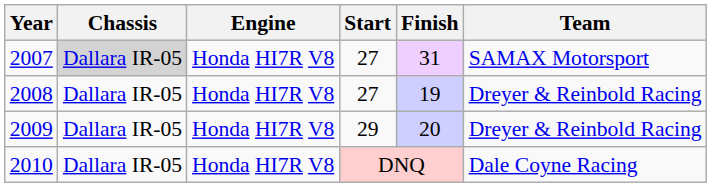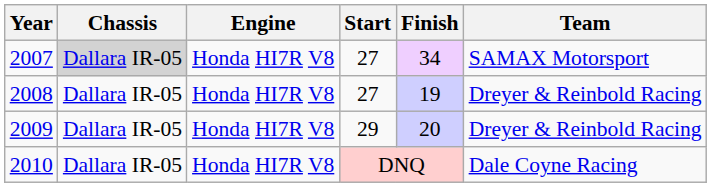(430, 58) 31 -> (430, 58) 34
